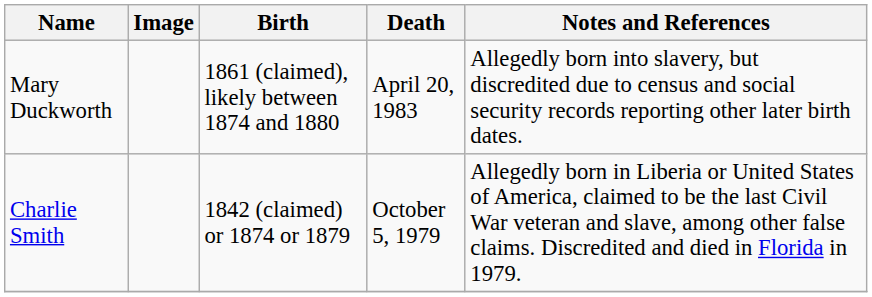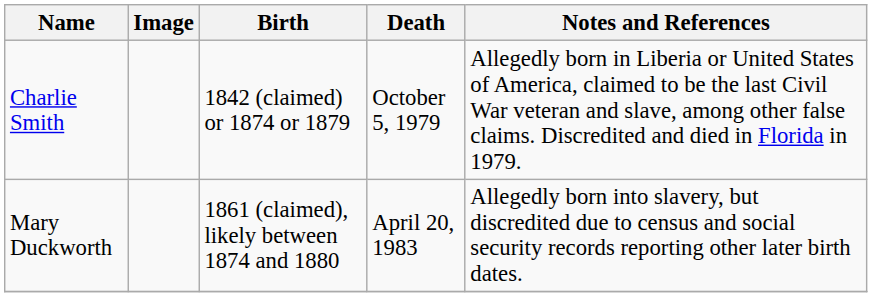rows swapped: (43, 222) <-> (61, 96)
